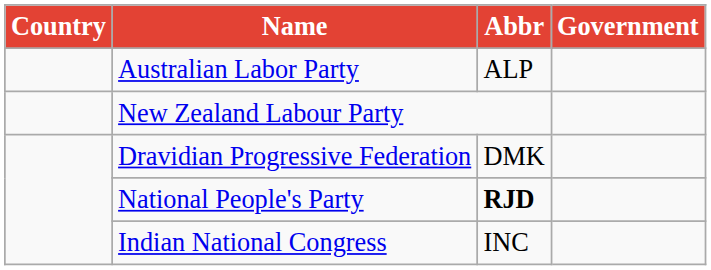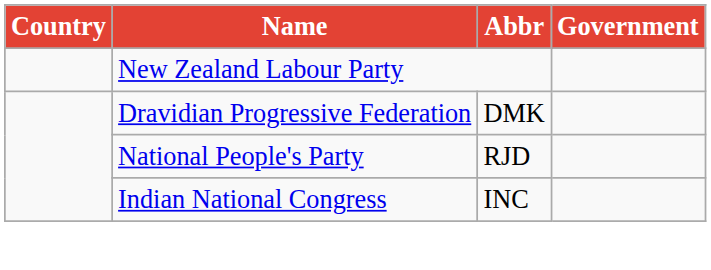- row: (238, 69)
(509, 199) bold -> (507, 156) normal
